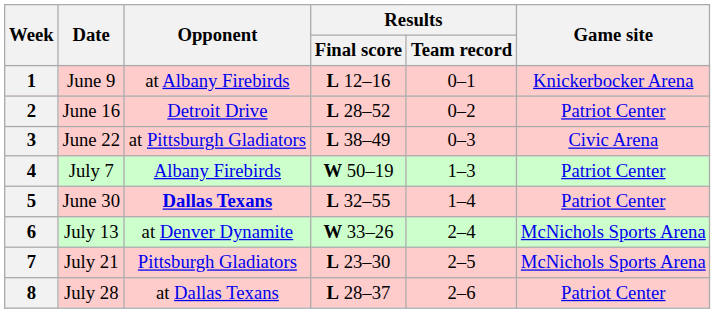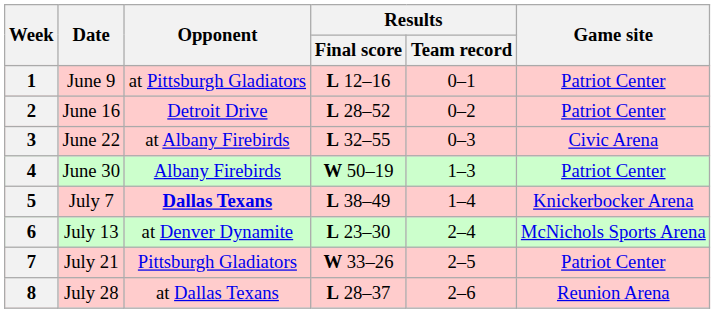(217, 80) at Albany Firebirds -> (217, 80) at Pittsburgh Gladiators
(613, 80) Knickerbocker Arena -> (613, 80) Patriot Center
(217, 140) at Pittsburgh Gladiators -> (217, 140) at Albany Firebirds
(358, 140) L 38–49 -> (358, 140) L 32–55
(91, 170) July 7 -> (91, 170) June 30
(91, 201) June 30 -> (91, 201) July 7
(358, 201) L 32–55 -> (358, 201) L 38–49
(613, 201) Patriot Center -> (613, 201) Knickerbocker Arena
(358, 231) W 33–26 -> (358, 231) L 23–30
(358, 261) L 23–30 -> (358, 261) W 33–26
(613, 261) McNichols Sports Arena -> (613, 261) Patriot Center
(613, 292) Patriot Center -> (613, 292) Reunion Arena
